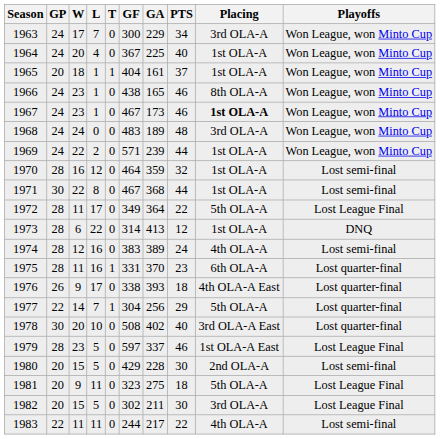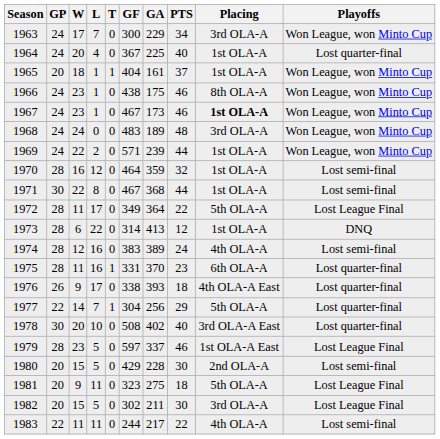(359, 53) Won League, won Minto Cup -> (359, 53) Lost quarter-final
(155, 92) 165 -> (155, 92) 175
